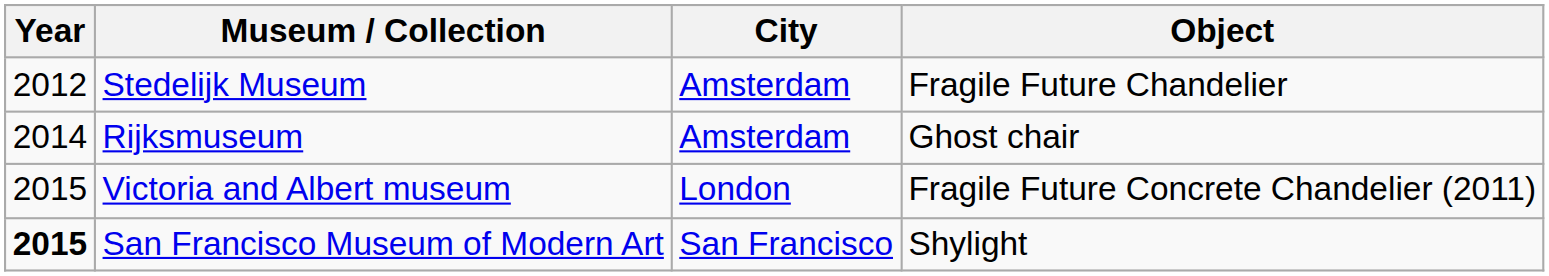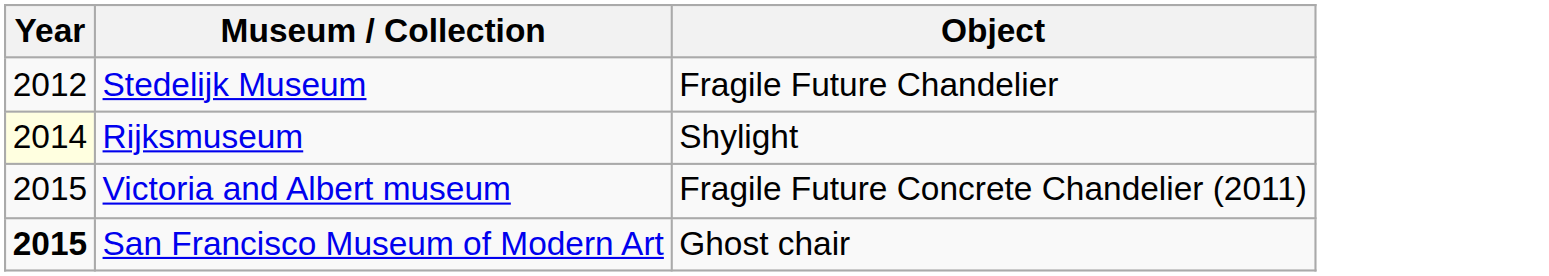- column: (786, 31)
(50, 137) no background -> (50, 137) lightyellow background
(994, 137) Ghost chair -> (739, 137) Shylight
(968, 243) Shylight -> (765, 243) Ghost chair
